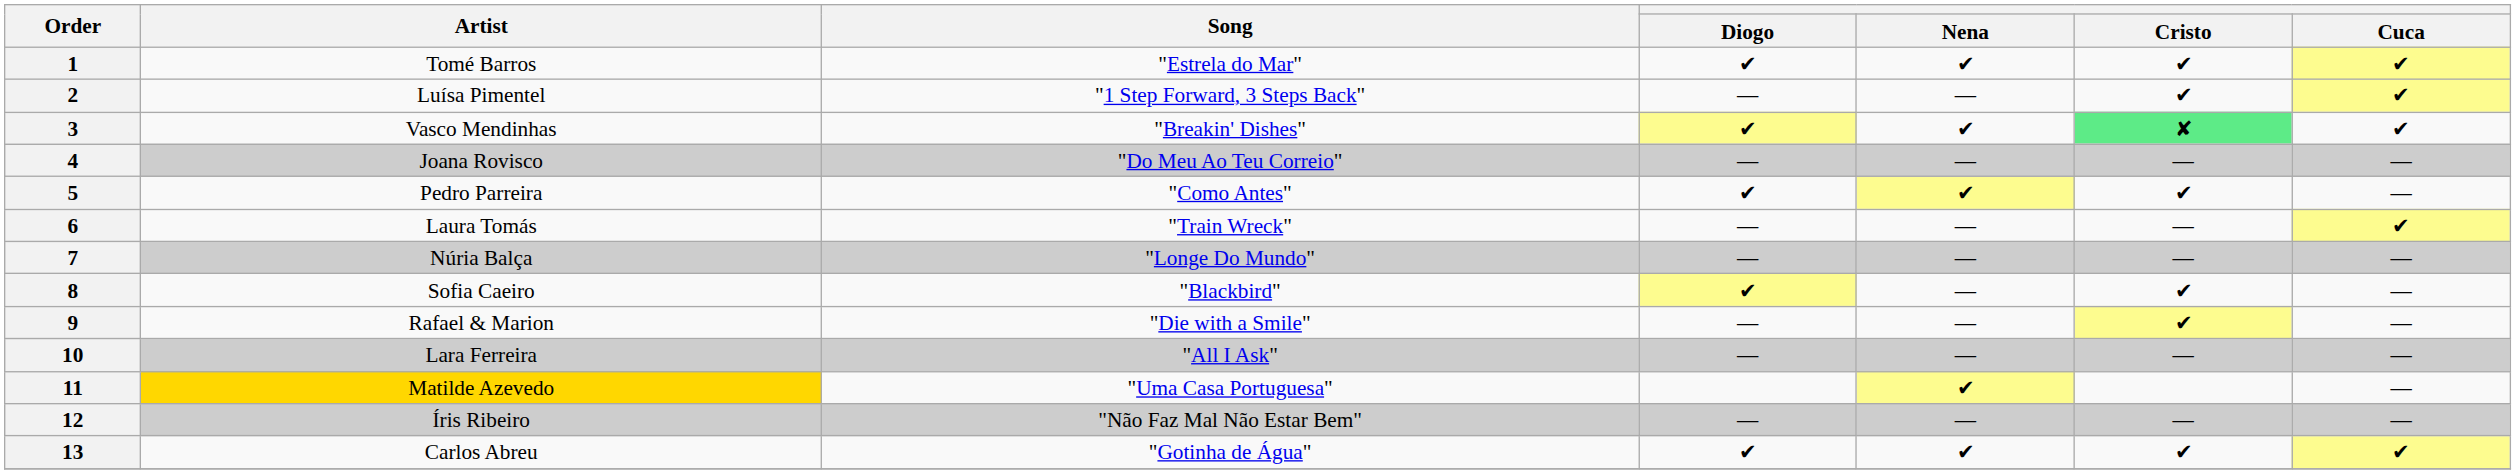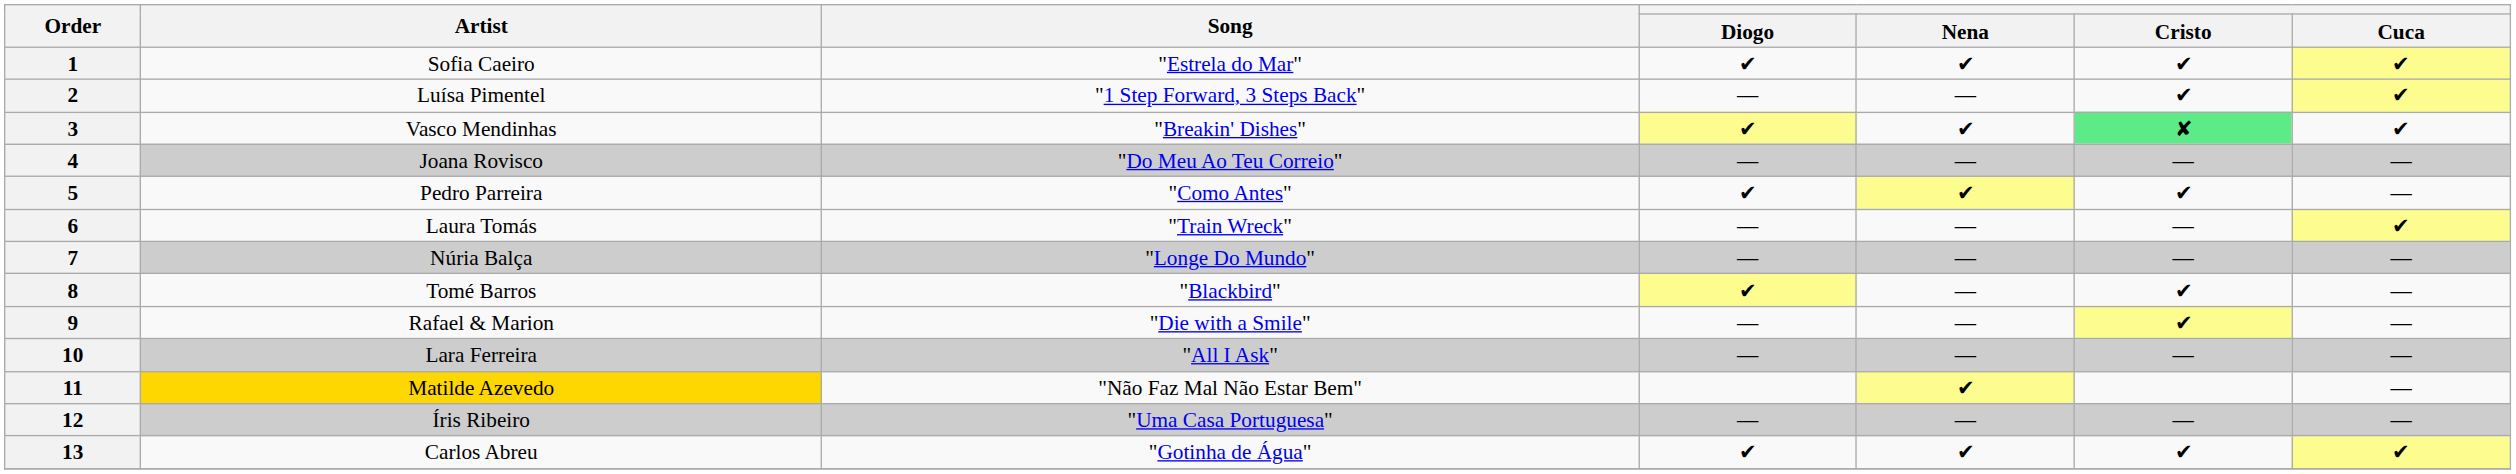(481, 63) Tomé Barros -> (481, 63) Sofia Caeiro
(481, 290) Sofia Caeiro -> (481, 290) Tomé Barros
(1230, 387) "Uma Casa Portuguesa" -> (1230, 387) "Não Faz Mal Não Estar Bem"
(1230, 420) "Não Faz Mal Não Estar Bem" -> (1230, 420) "Uma Casa Portuguesa"
